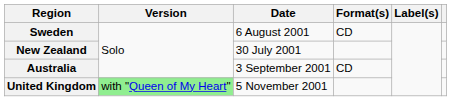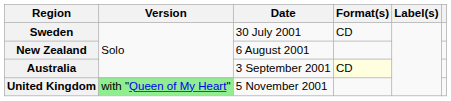(273, 31) 6 August 2001 -> (268, 31) 30 July 2001
(268, 50) 30 July 2001 -> (273, 50) 6 August 2001
(344, 68) no background -> (344, 68) lightyellow background
